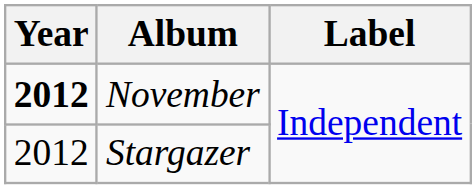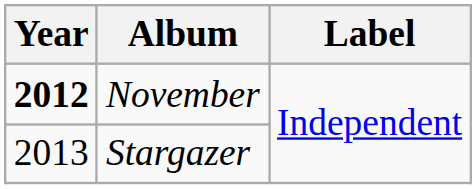(51, 152) 2012 -> (51, 152) 2013
